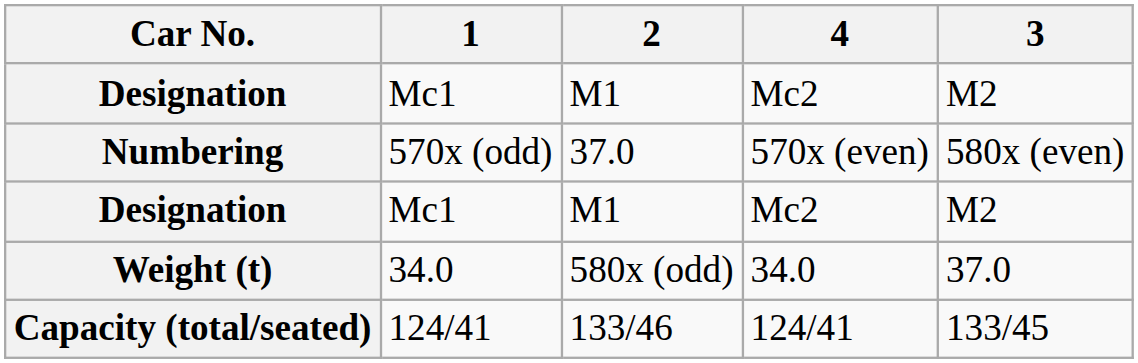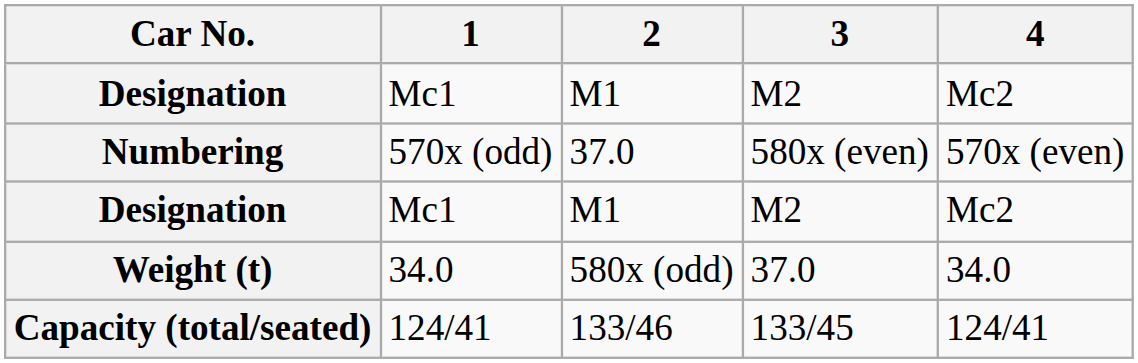columns swapped: (1035, 33) <-> (840, 33)
